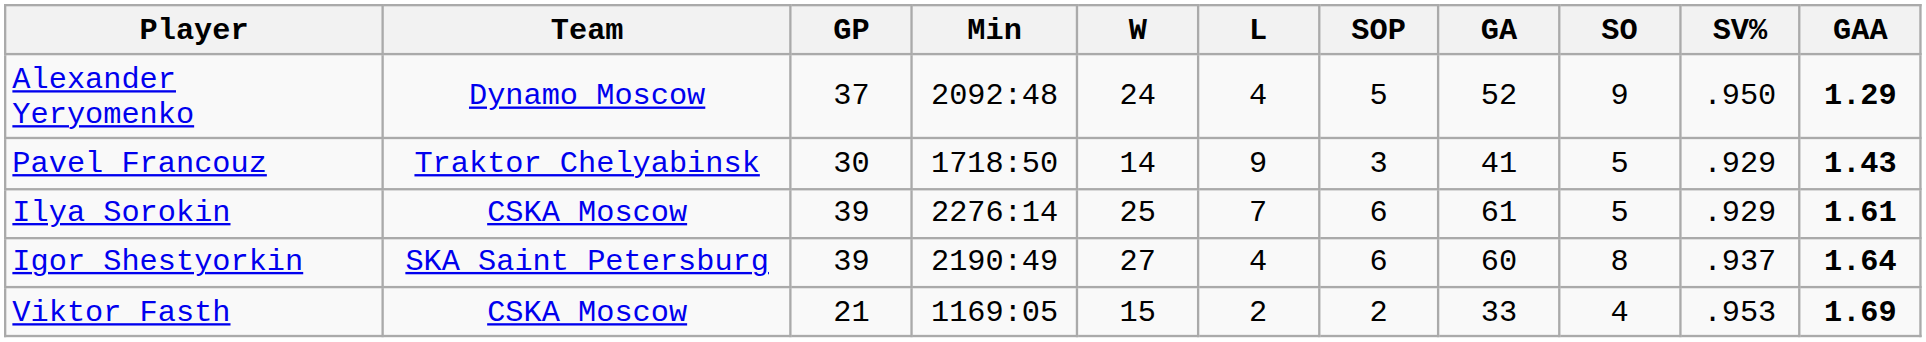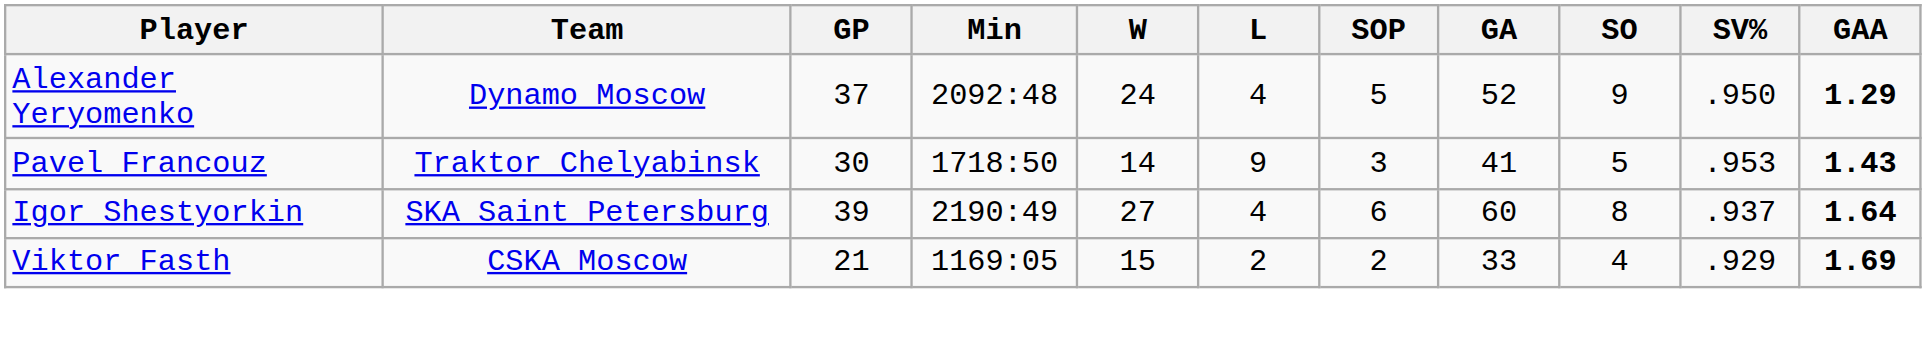(1740, 164) .929 -> (1740, 164) .953
- row: (121, 213)
(1740, 312) .953 -> (1740, 262) .929
